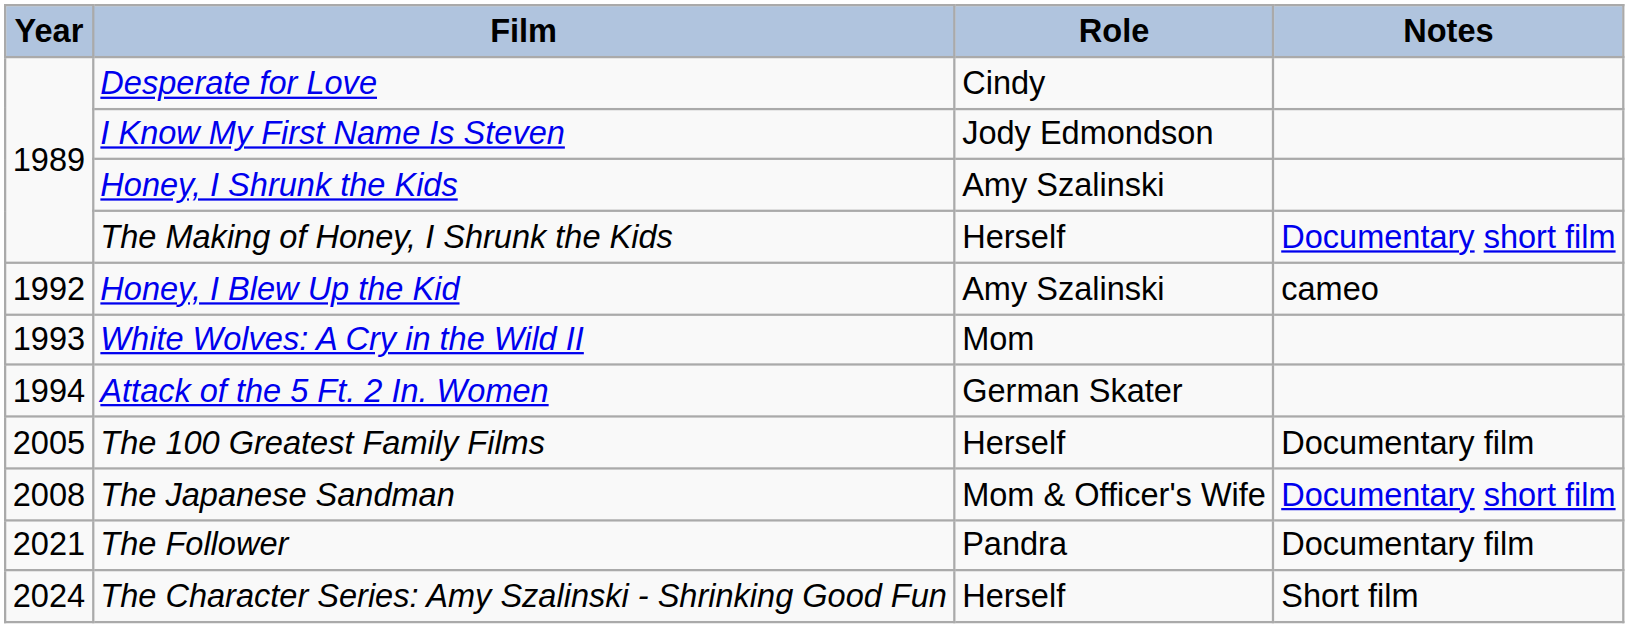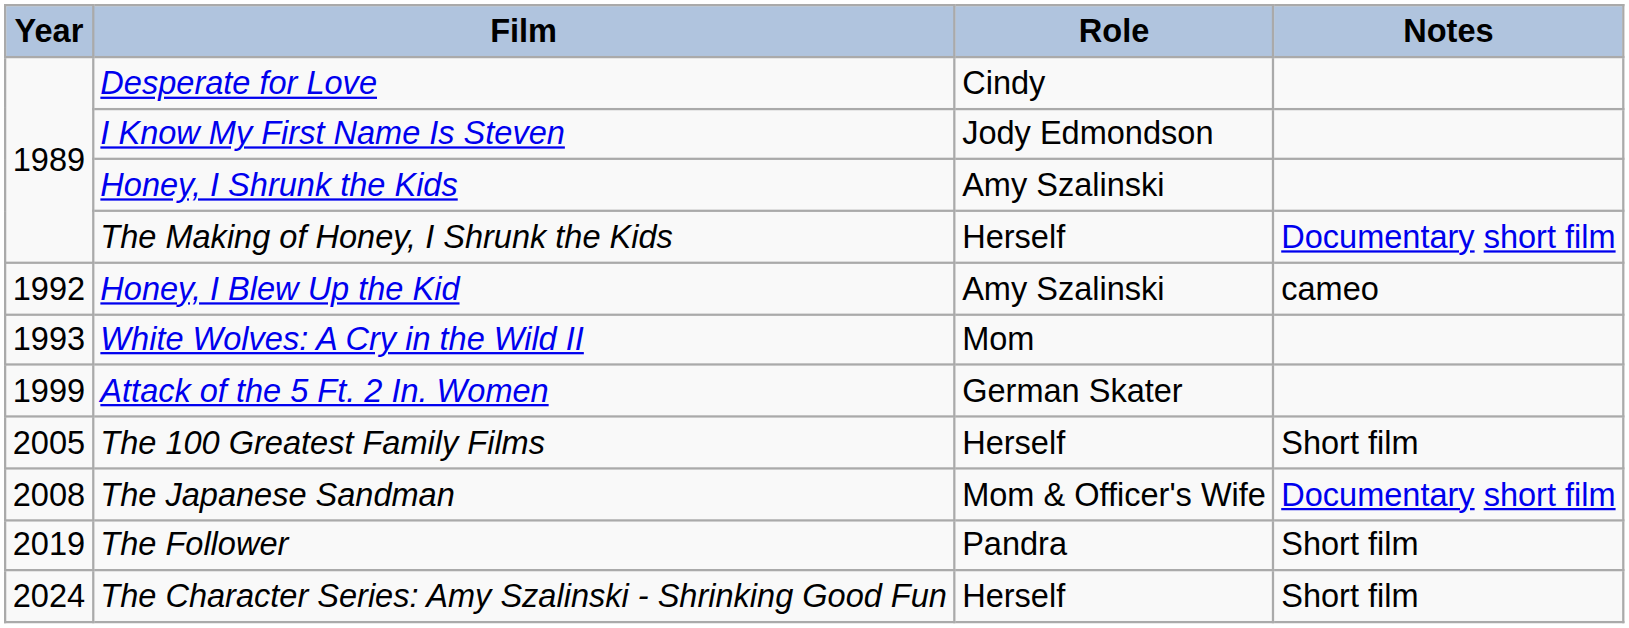(49, 391) 1994 -> (49, 391) 1999
(1408, 443) Documentary film -> (1350, 443) Short film
(49, 545) 2021 -> (49, 545) 2019
(1408, 545) Documentary film -> (1350, 545) Short film
